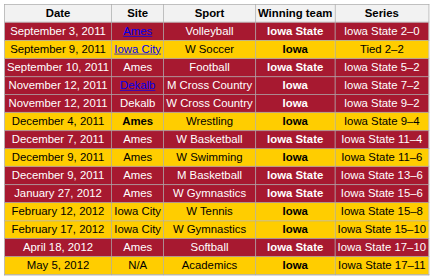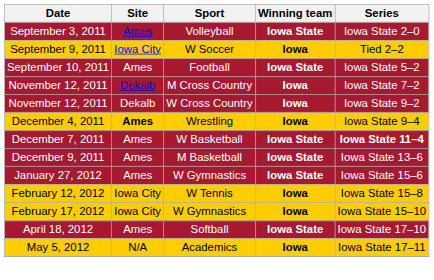(382, 139) normal -> (382, 139) bold
- row: (58, 157)
